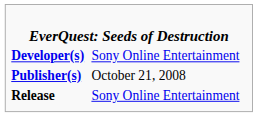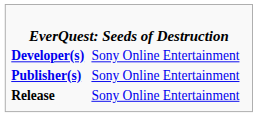(139, 75) October 21, 2008 -> (165, 75) Sony Online Entertainment
